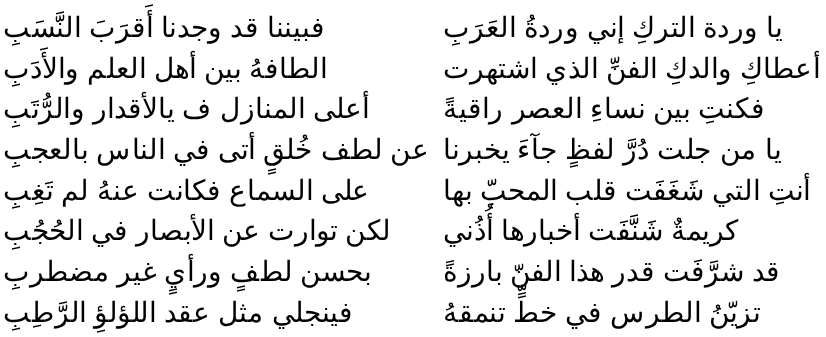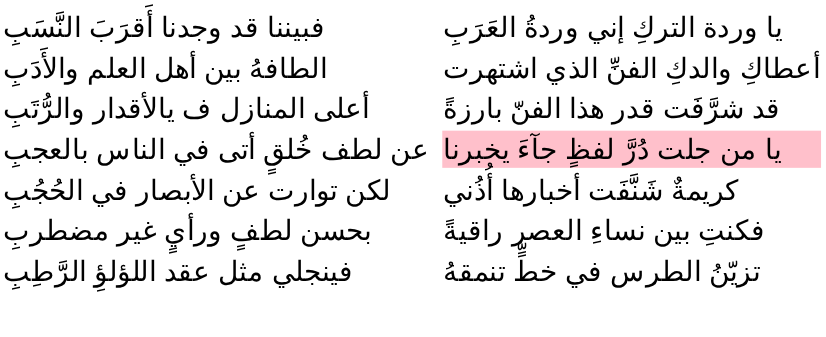(604, 109) فكنتِ بين نساءِ العصر راقيةً -> (612, 109) قد شرَّفَت قدر هذا الفنّ بارزةً
(612, 149) no background -> (612, 149) pink background
- row: (187, 190)
(612, 271) قد شرَّفَت قدر هذا الفنّ بارزةً -> (604, 231) فكنتِ بين نساءِ العصر راقيةً
